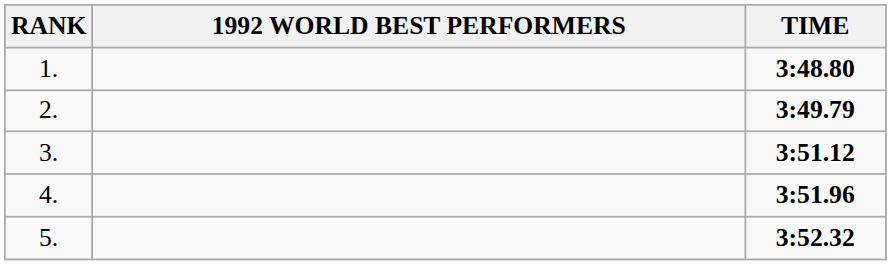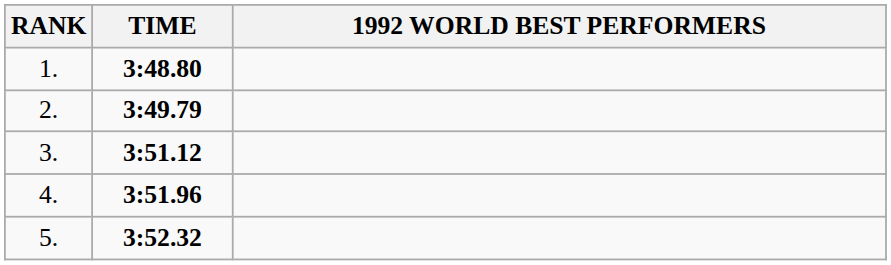columns swapped: (419, 26) <-> (815, 26)
